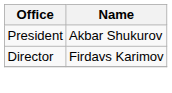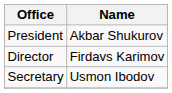+ row: (36, 77)
